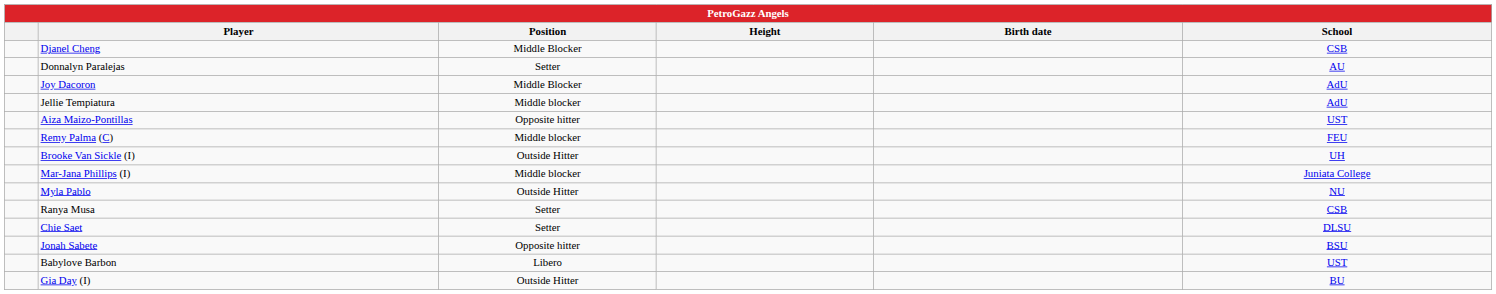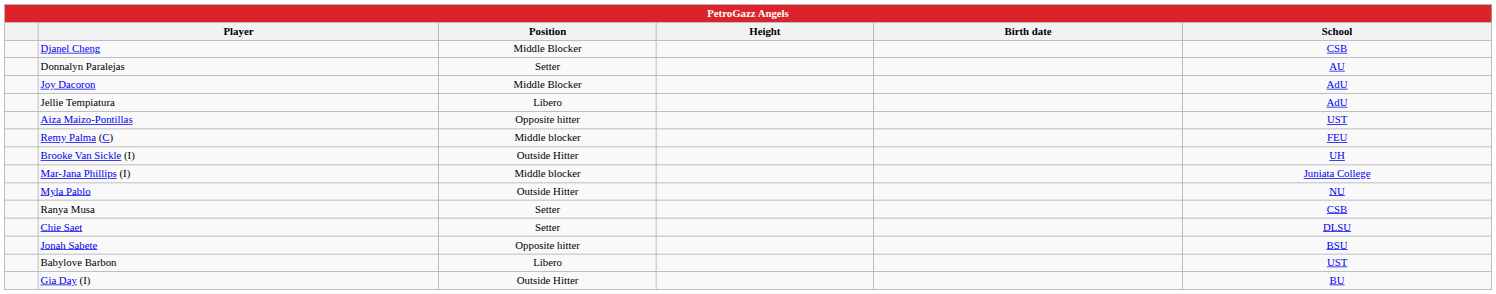(548, 102) Middle blocker -> (548, 102) Libero
